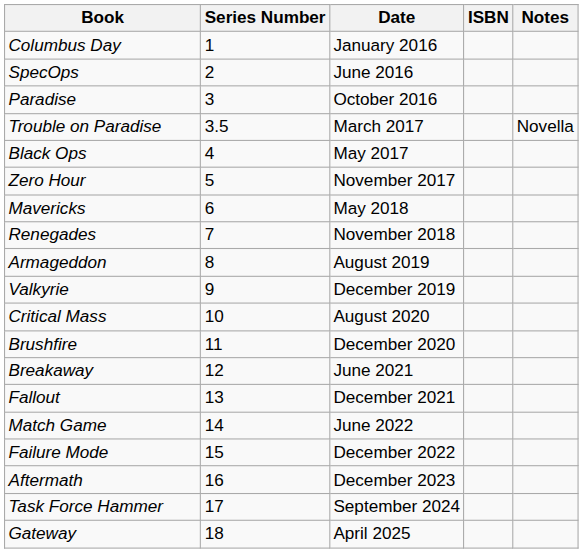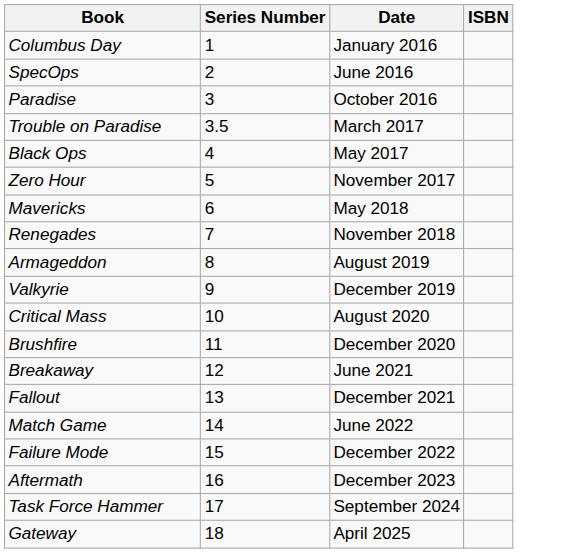- column: (545, 18)
